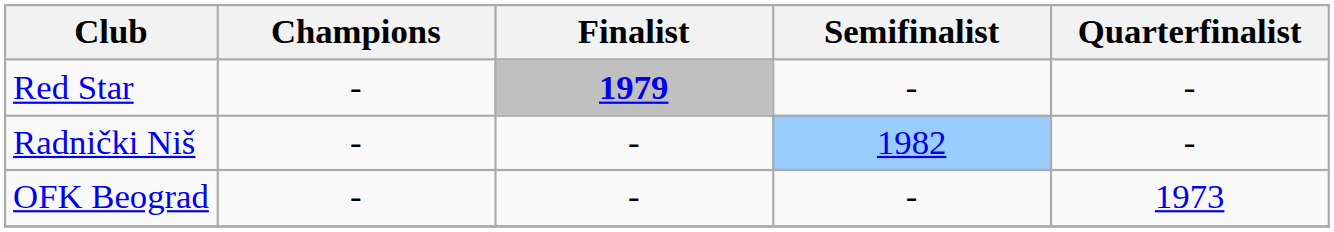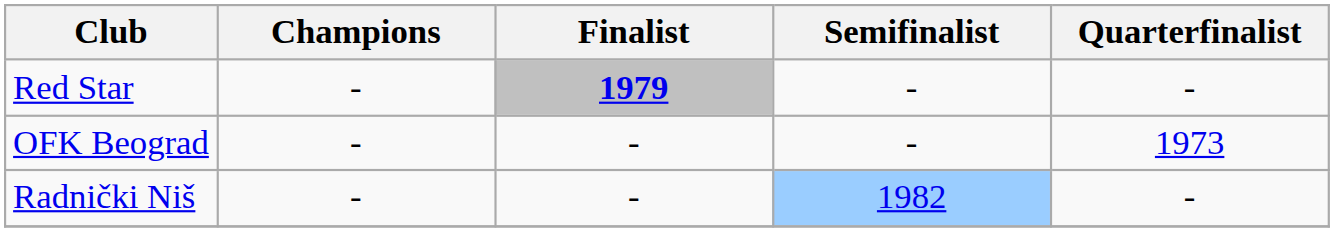rows swapped: (104, 142) <-> (111, 197)
